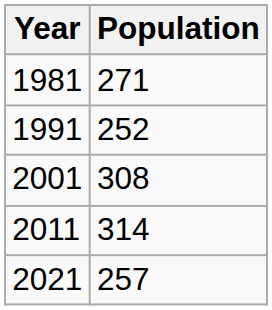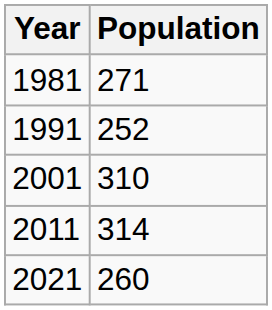(123, 179) 308 -> (123, 179) 310
(123, 279) 257 -> (123, 279) 260
